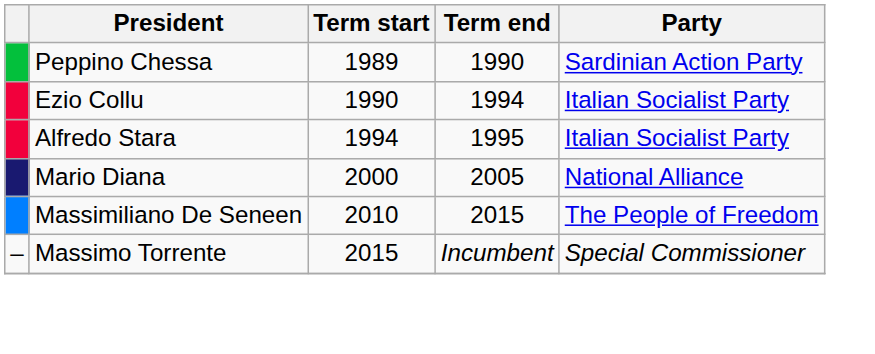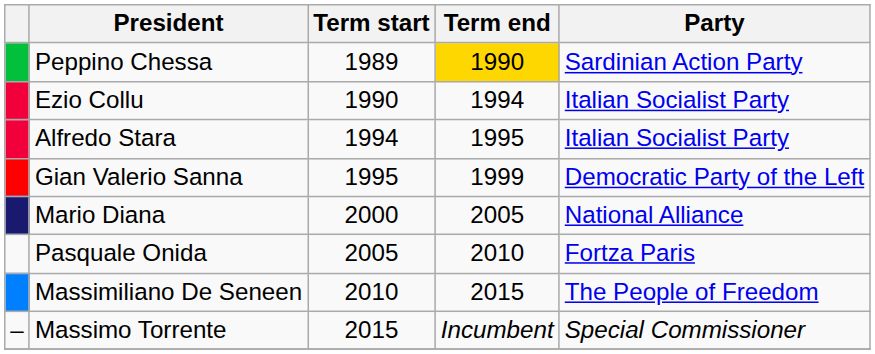(497, 61) no background -> (497, 61) gold background
+ row: (139, 176)
+ row: (121, 253)
